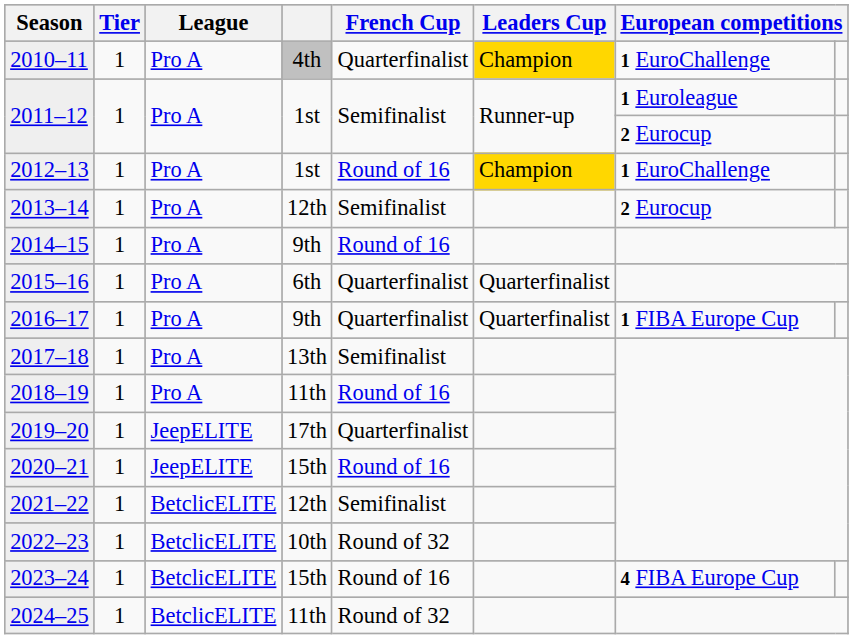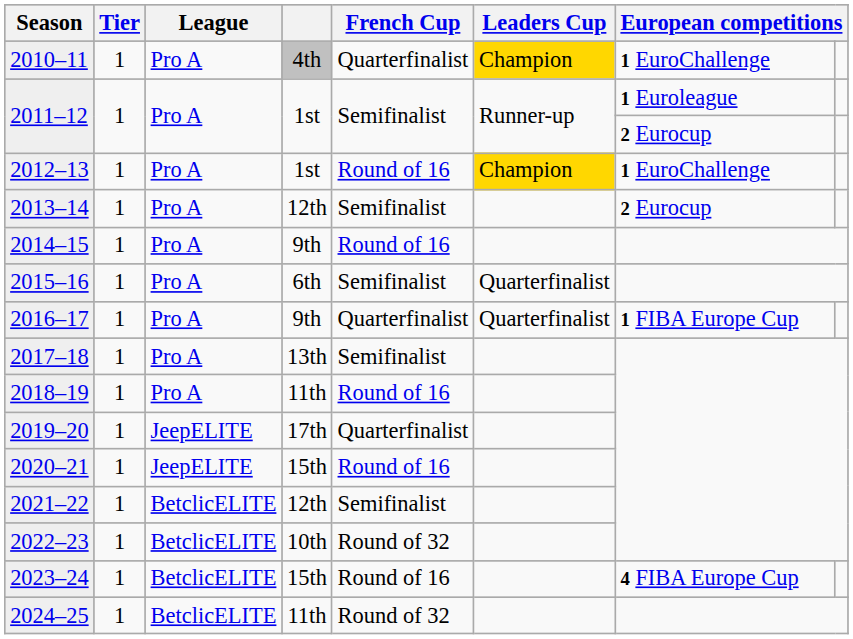(403, 281) Quarterfinalist -> (392, 281) Semifinalist
